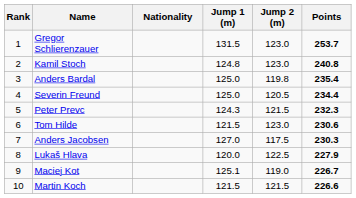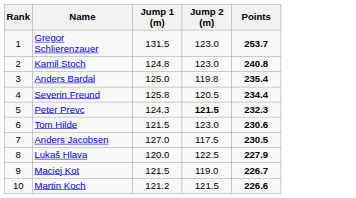- column: (168, 17)
(228, 94) 125.0 -> (157, 94) 125.8
(277, 109) normal -> (207, 109) bold
(327, 140) 230.3 -> (256, 140) 230.5
(228, 170) 125.1 -> (157, 170) 121.5
(228, 185) 121.5 -> (157, 185) 121.2
